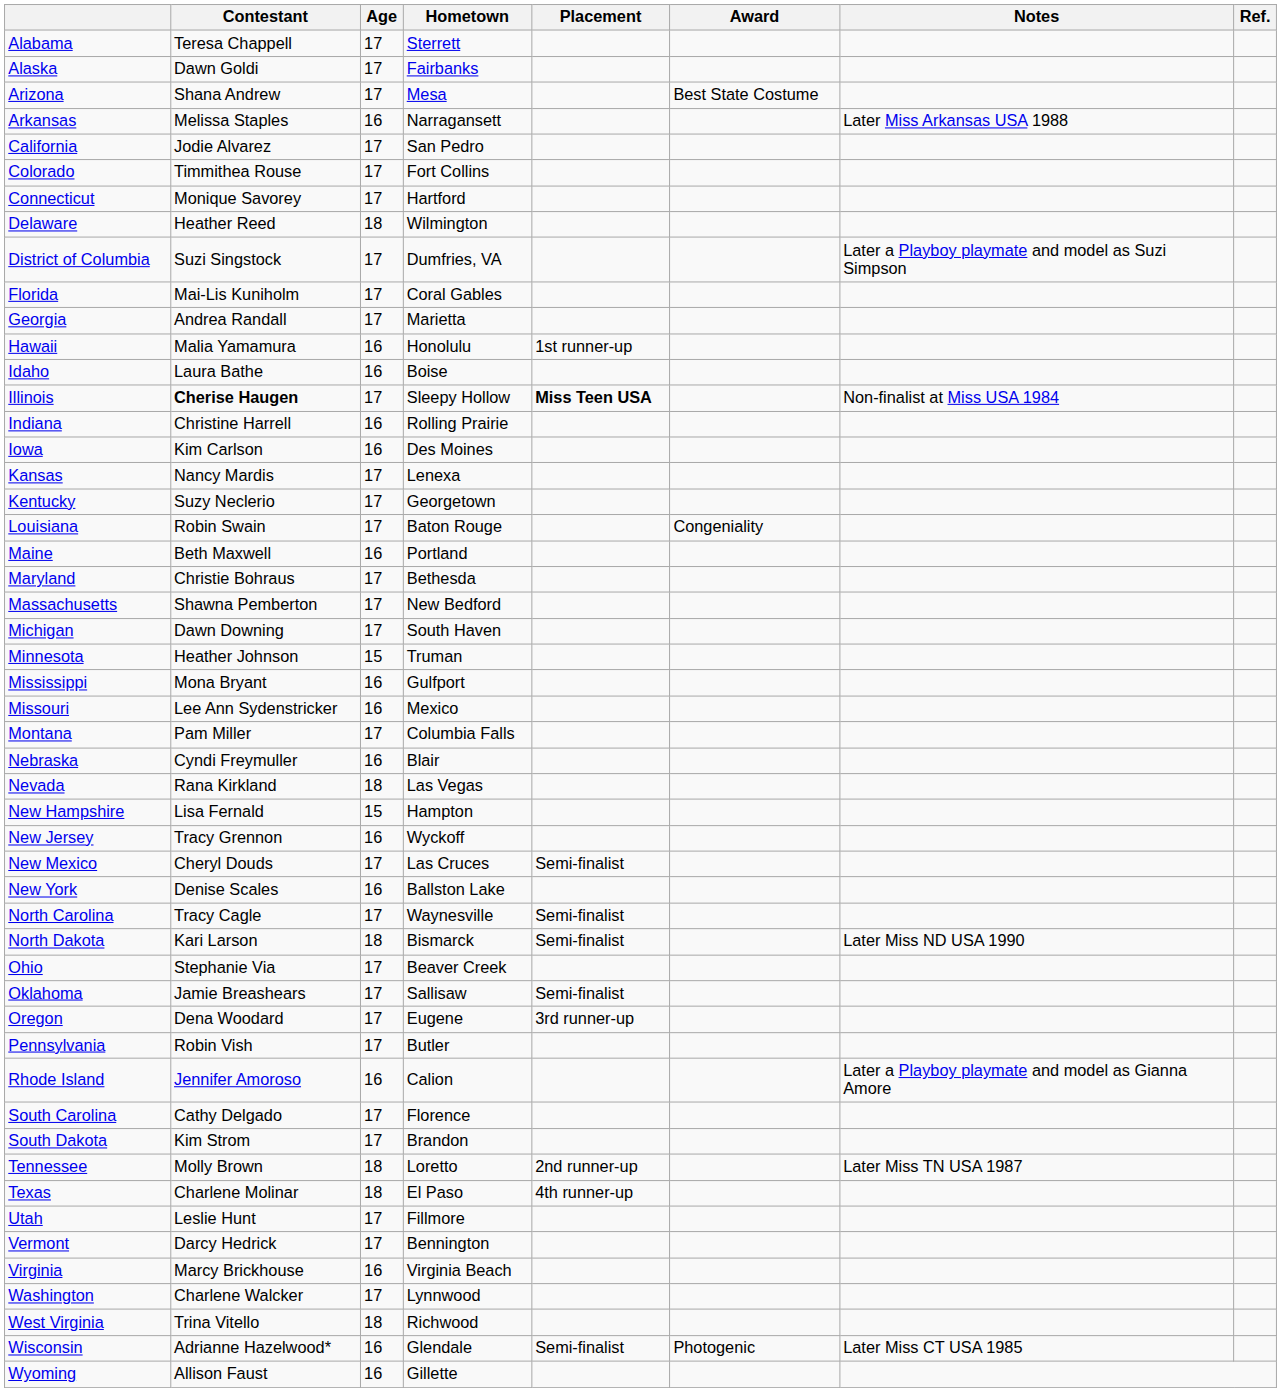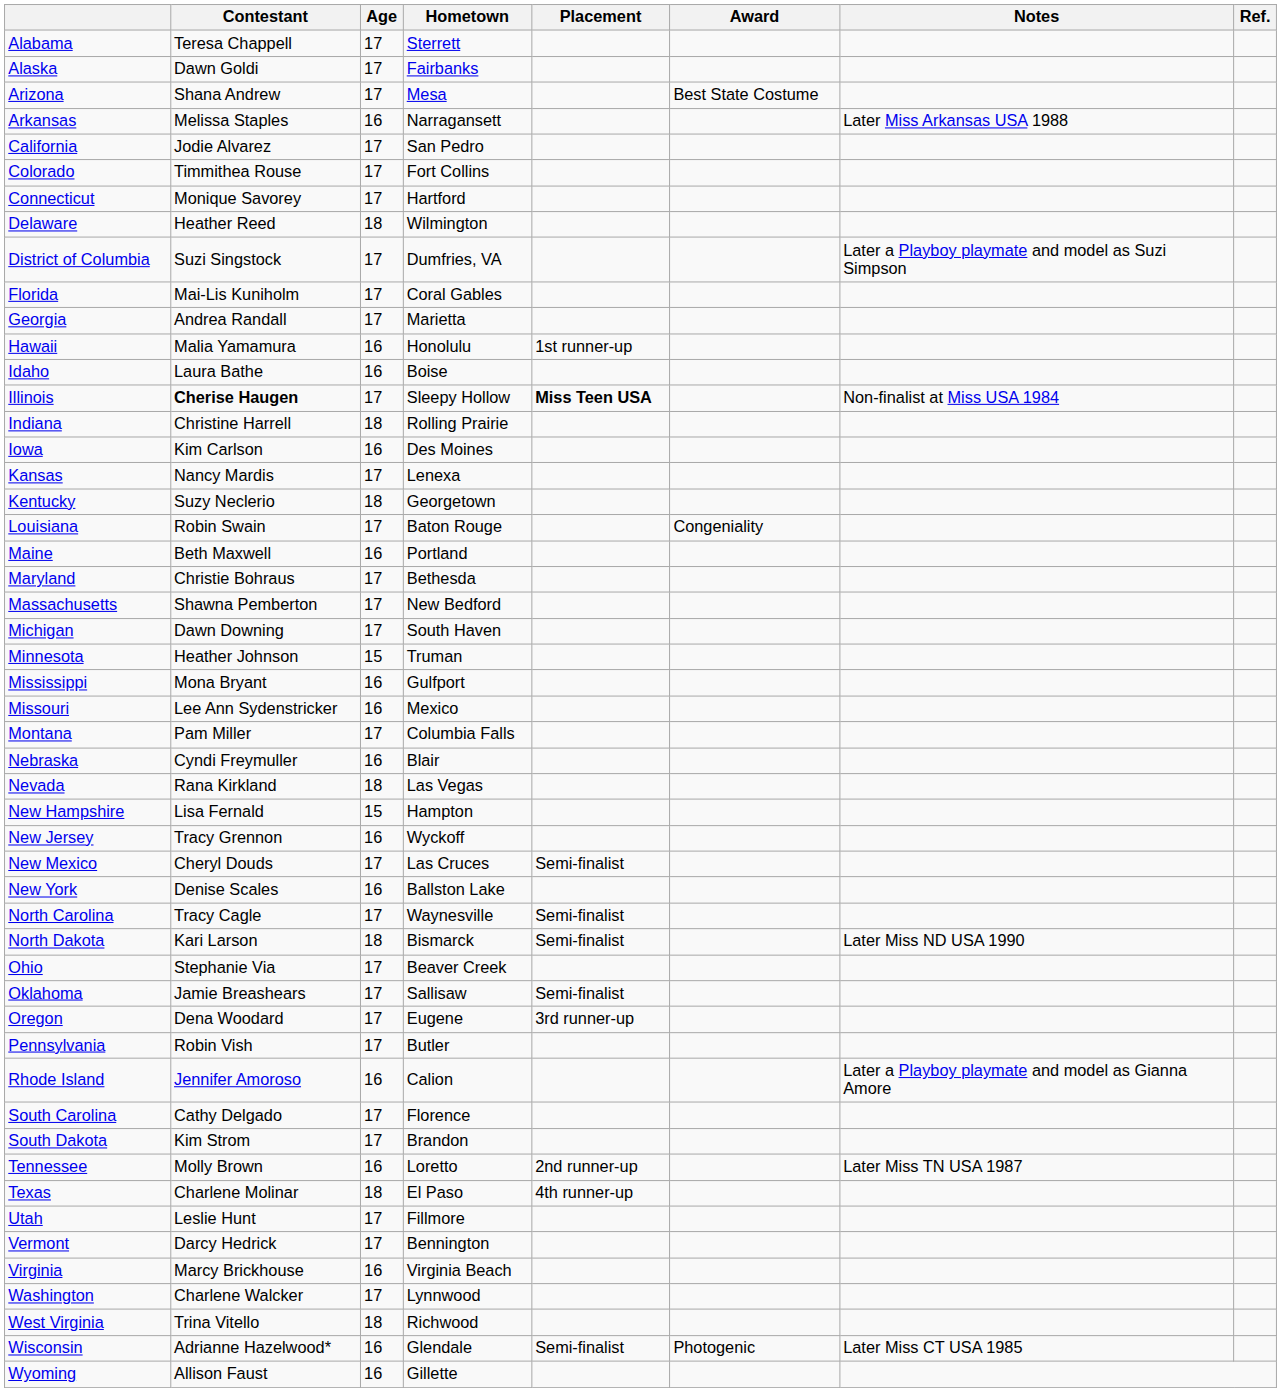(373, 424) 16 -> (373, 424) 18
(373, 501) 17 -> (373, 501) 18
(373, 1167) 18 -> (373, 1167) 16
